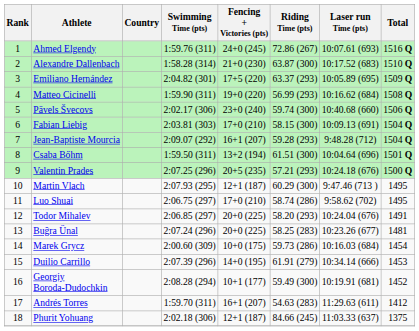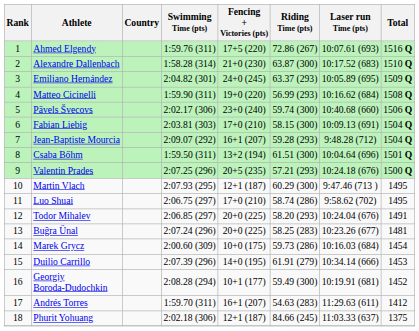(244, 48) 24+0 (245) -> (244, 48) 17+5 (220)
(244, 79) 17+5 (220) -> (244, 79) 24+0 (245)
